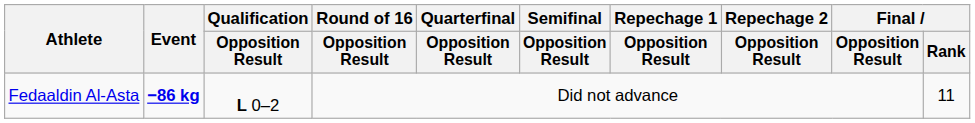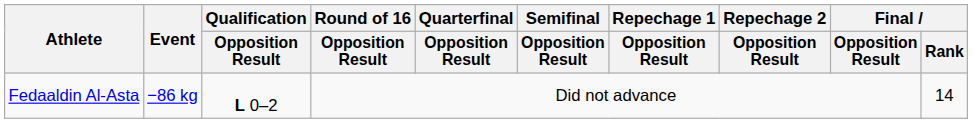(173, 96) bold -> (172, 96) normal
(946, 96) 11 -> (944, 96) 14
